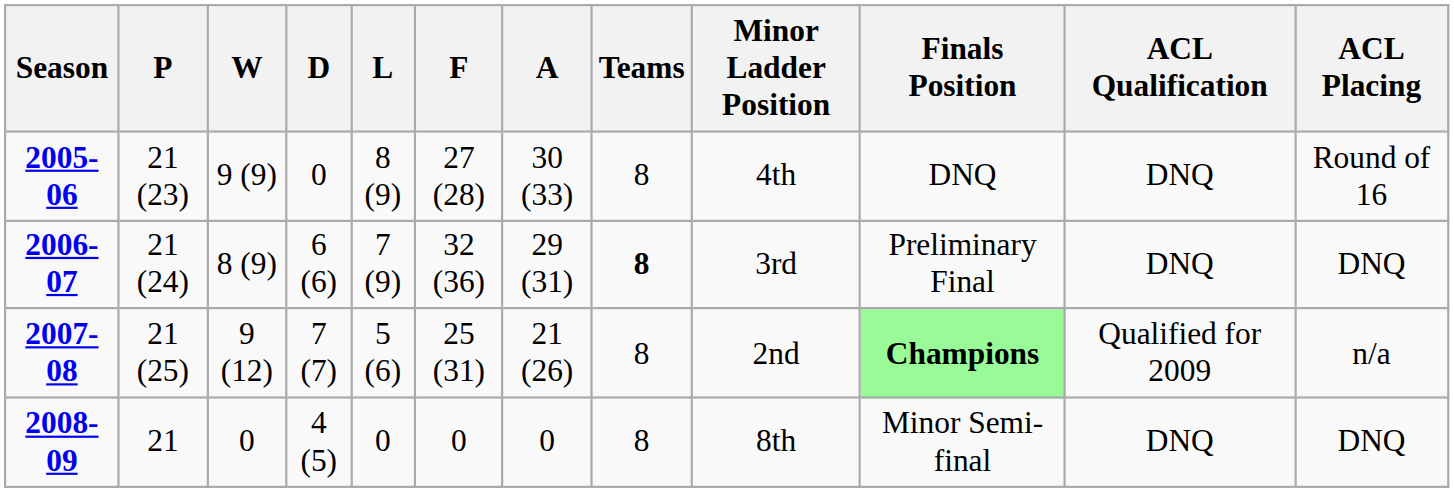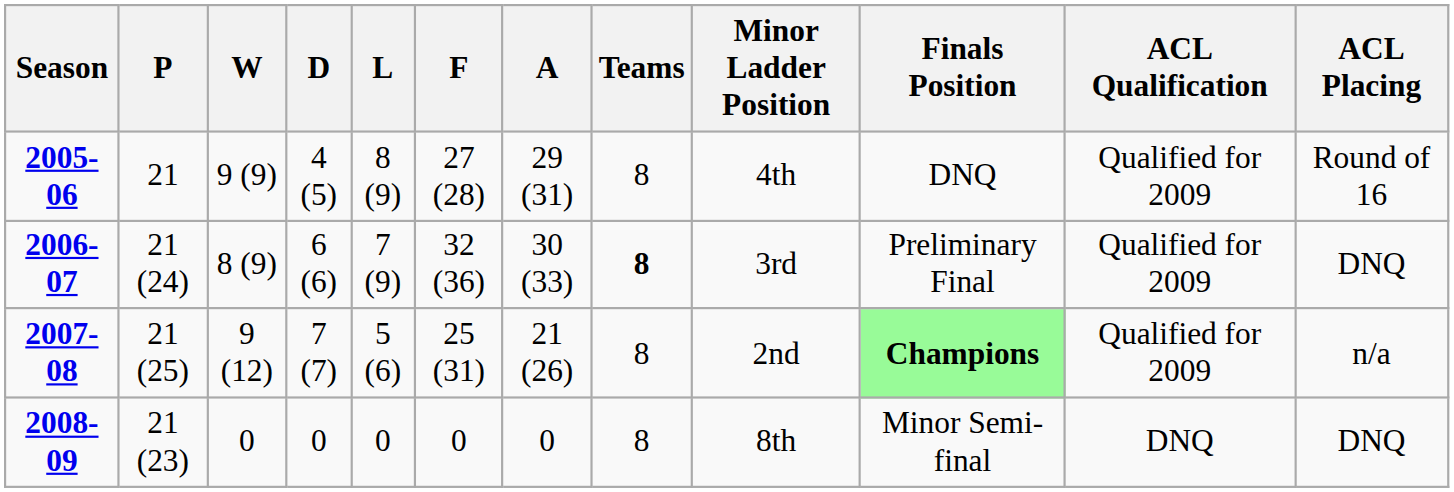(163, 175) 21 (23) -> (163, 175) 21
(319, 175) 0 -> (319, 175) 4 (5)
(547, 175) 30 (33) -> (547, 175) 29 (31)
(1180, 175) DNQ -> (1180, 175) Qualified for 2009
(547, 264) 29 (31) -> (547, 264) 30 (33)
(1180, 264) DNQ -> (1180, 264) Qualified for 2009
(163, 441) 21 -> (163, 441) 21 (23)
(319, 441) 4 (5) -> (319, 441) 0
